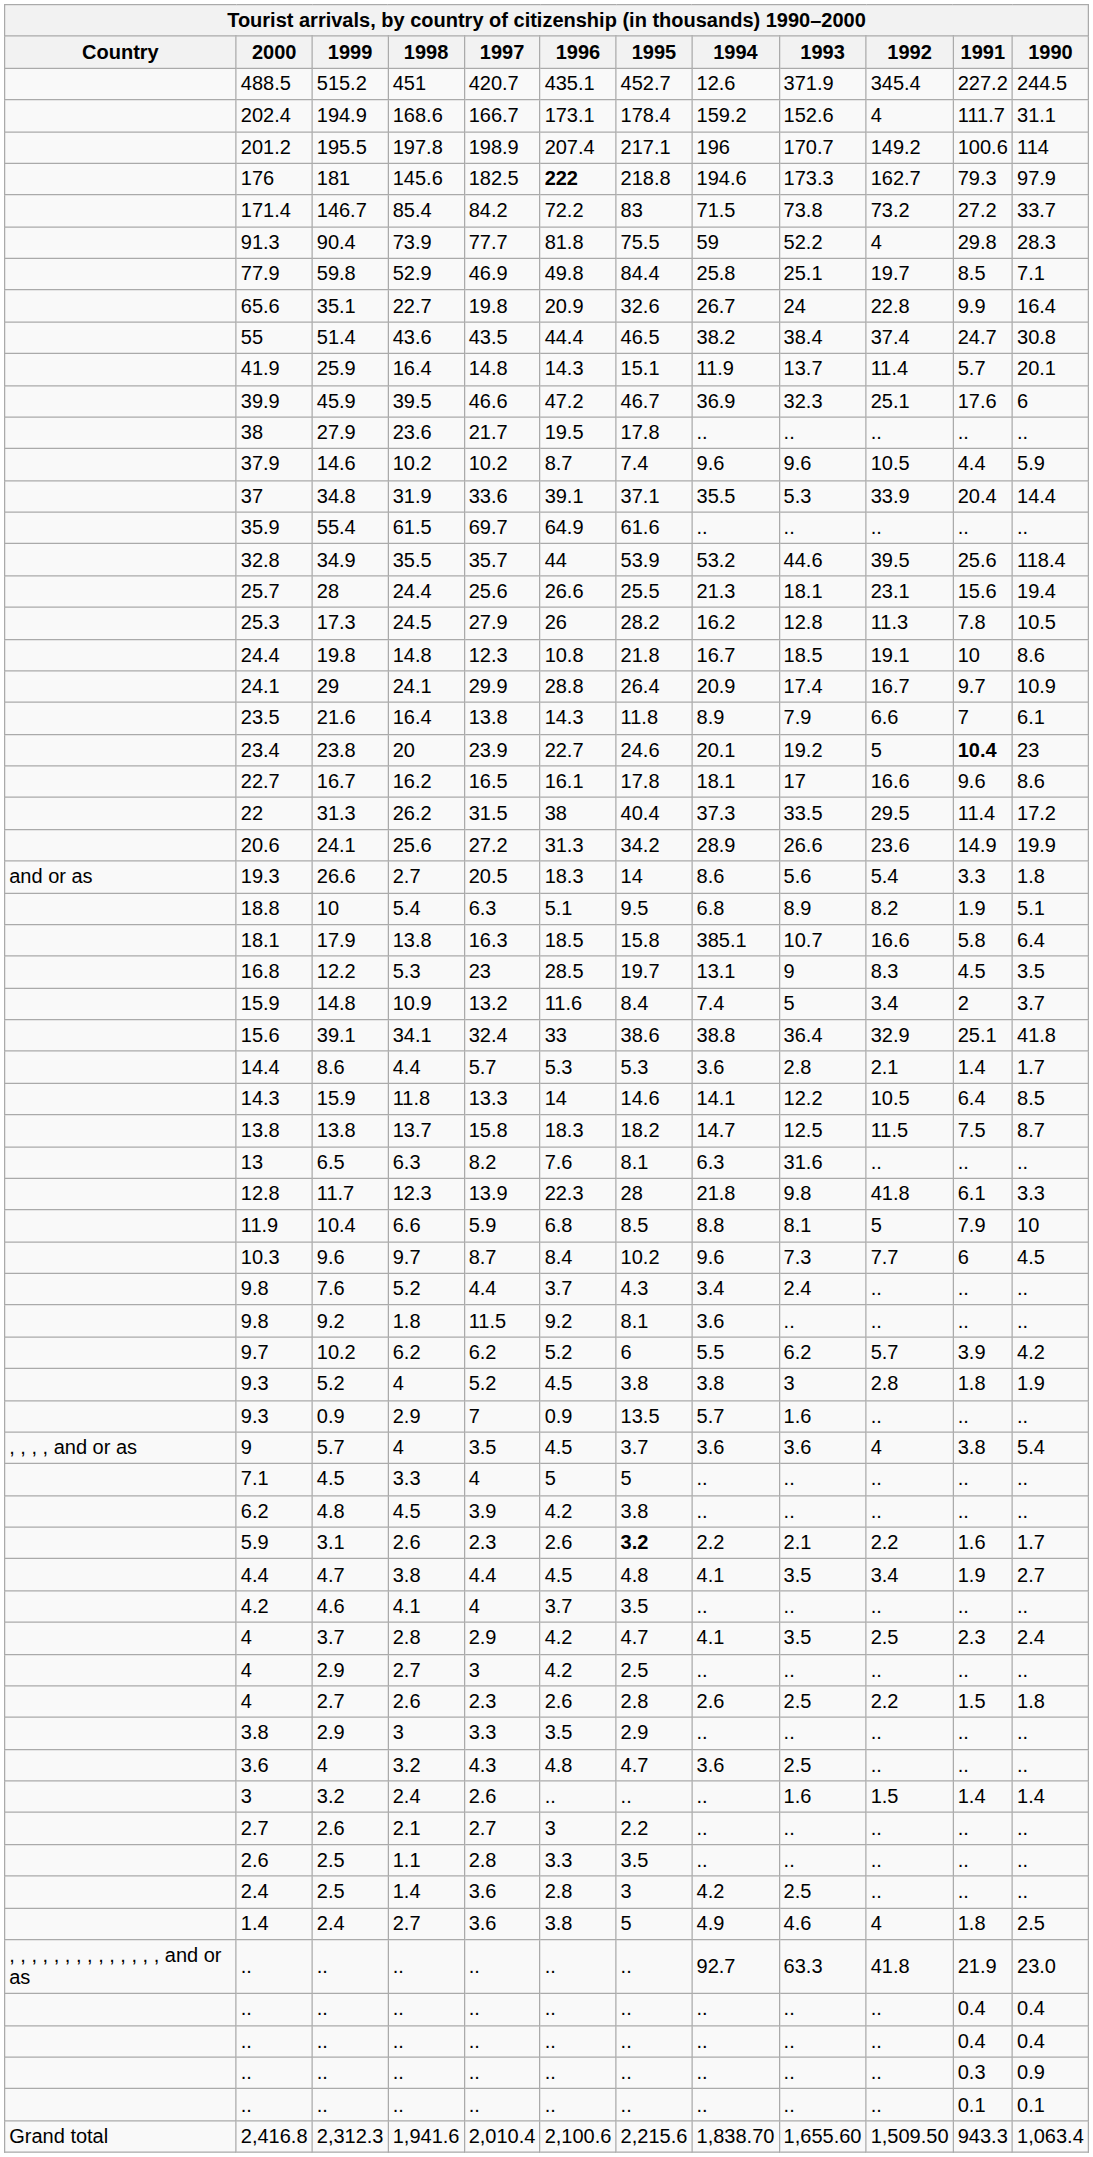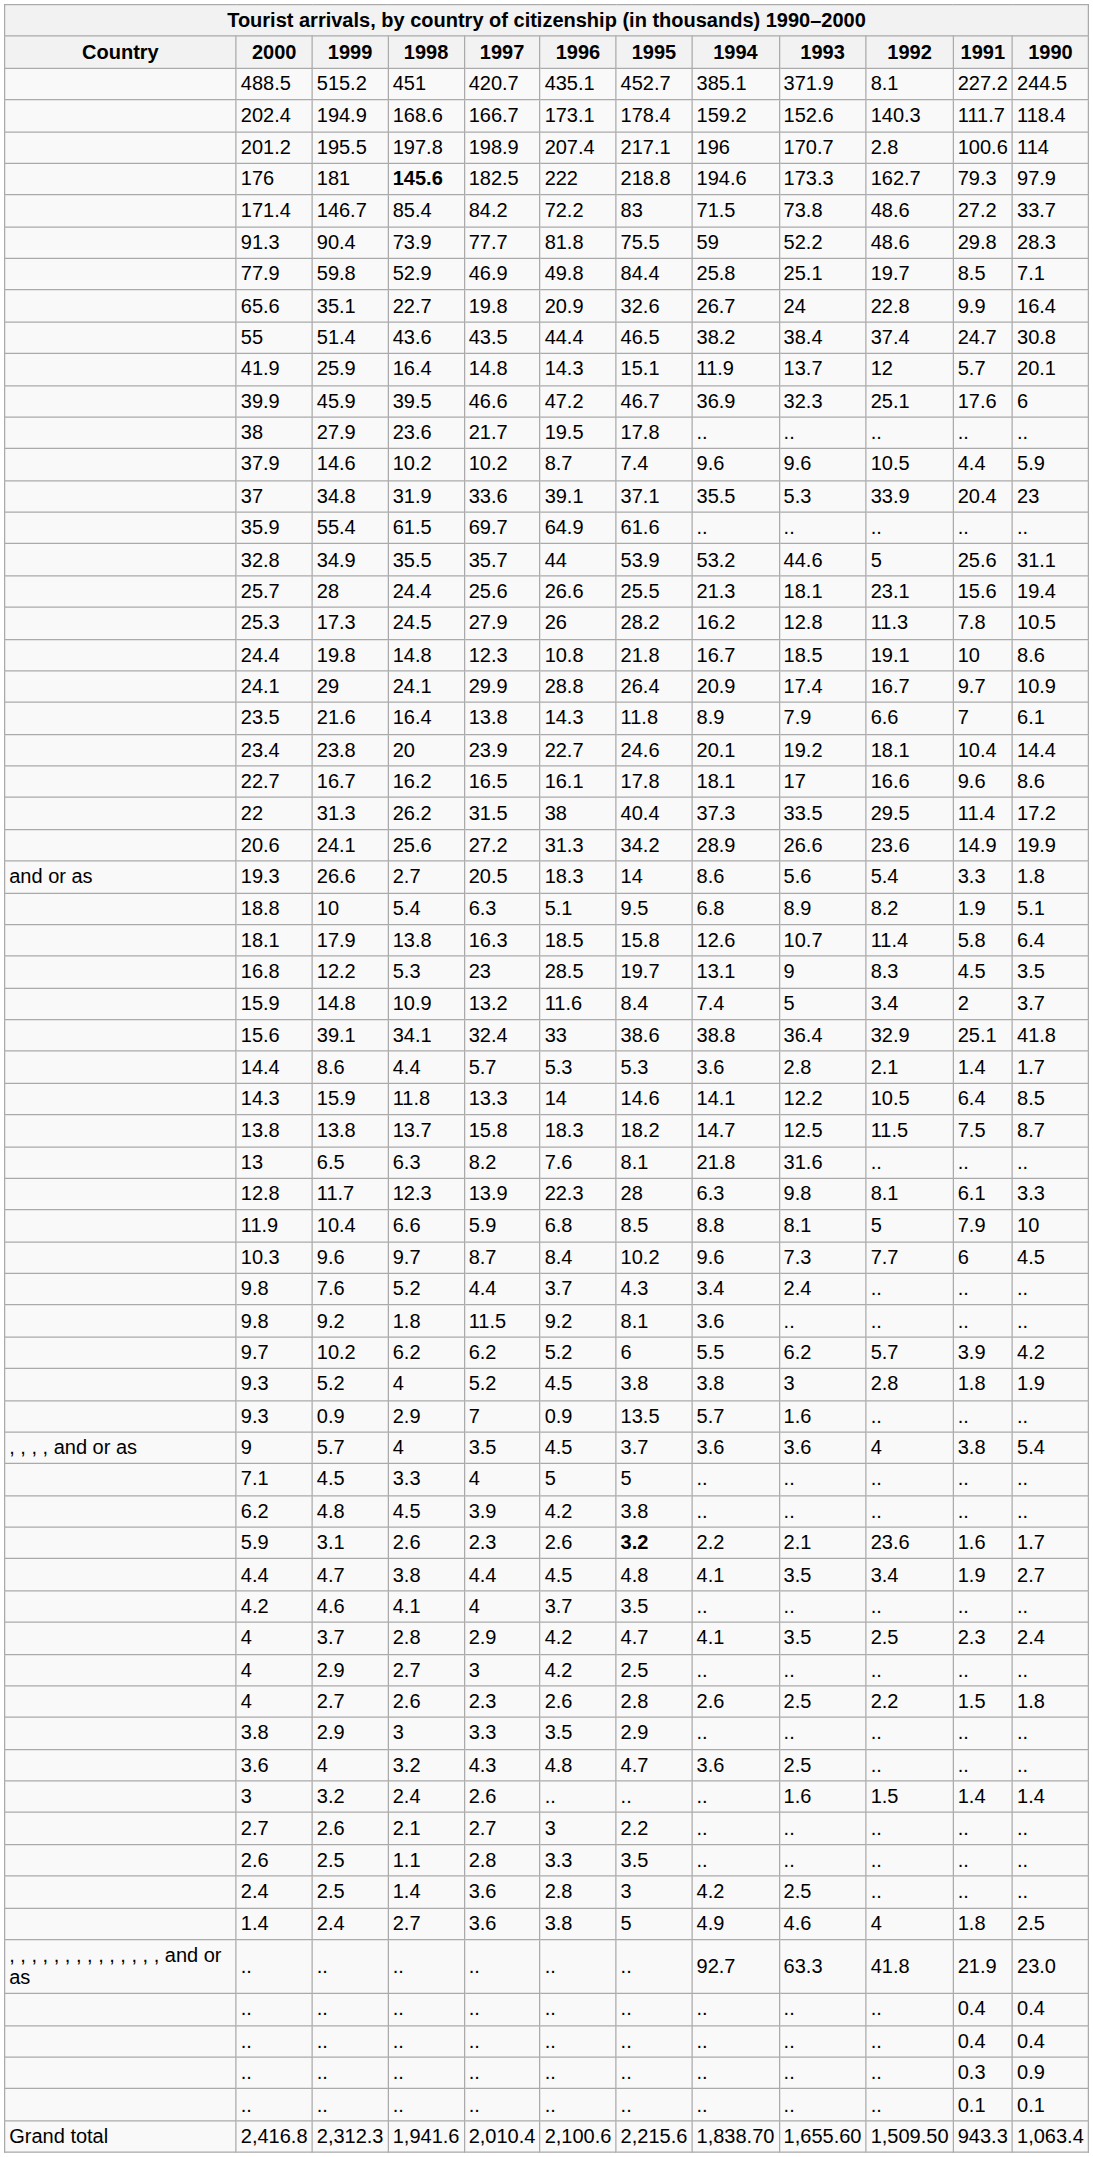(716, 83) 12.6 -> (722, 83) 385.1
(896, 83) 345.4 -> (885, 83) 8.1
(876, 115) 4 -> (896, 115) 140.3
(1036, 115) 31.1 -> (1041, 115) 118.4
(896, 147) 149.2 -> (885, 147) 2.8
(418, 178) normal -> (418, 178) bold
(561, 178) bold -> (561, 178) normal
(890, 210) 73.2 -> (890, 210) 48.6
(876, 242) 4 -> (890, 242) 48.6
(889, 369) 11.4 -> (882, 369) 12
(1036, 496) 14.4 -> (1028, 496) 23
(890, 559) 39.5 -> (876, 559) 5
(1041, 559) 118.4 -> (1036, 559) 31.1
(876, 749) 5 -> (890, 749) 18.1
(977, 749) bold -> (977, 749) normal
(1028, 749) 23 -> (1036, 749) 14.4
(722, 940) 385.1 -> (716, 940) 12.6
(890, 940) 16.6 -> (889, 940) 11.4
(710, 1162) 6.3 -> (716, 1162) 21.8
(716, 1193) 21.8 -> (710, 1193) 6.3
(890, 1193) 41.8 -> (885, 1193) 8.1
(885, 1542) 2.2 -> (890, 1542) 23.6
